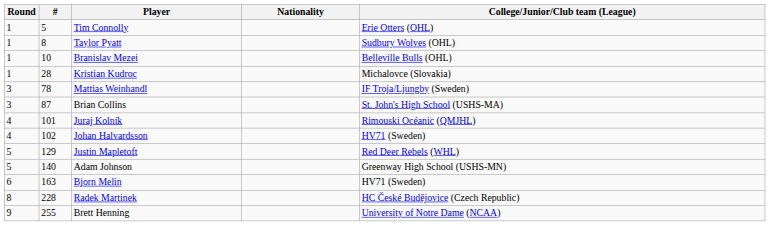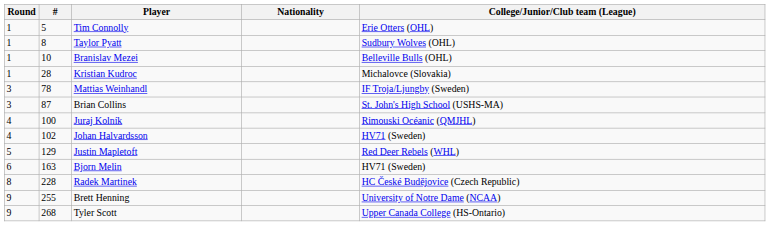(49, 120) 101 -> (49, 120) 100
- row: (103, 167)
+ row: (95, 213)
